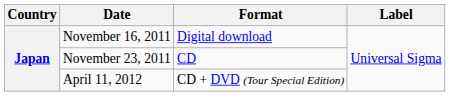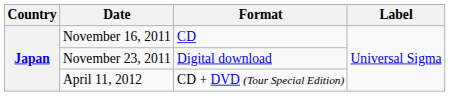(225, 36) Digital download -> (187, 36) CD
(187, 58) CD -> (225, 58) Digital download
